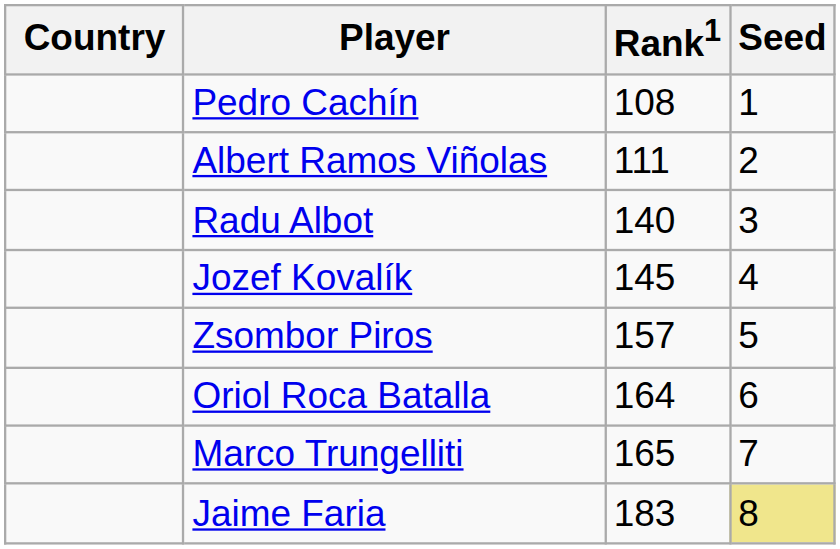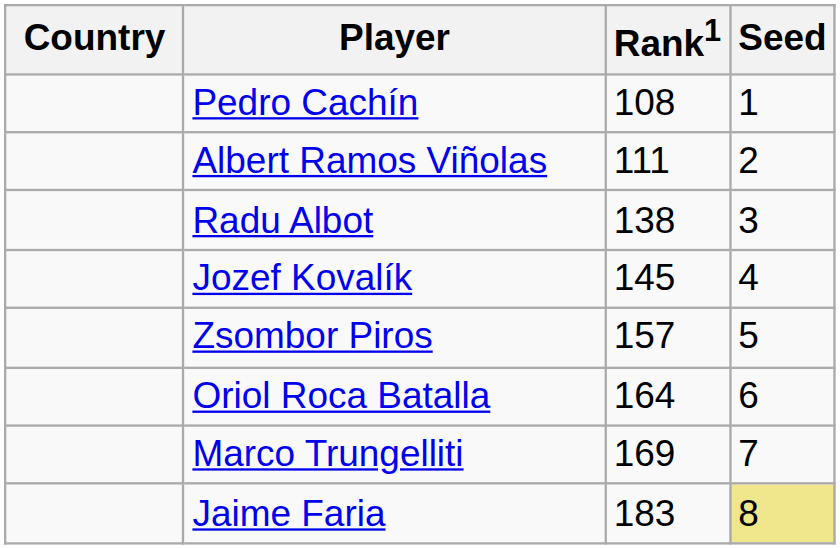(645, 219) 140 -> (645, 219) 138
(645, 454) 165 -> (645, 454) 169
